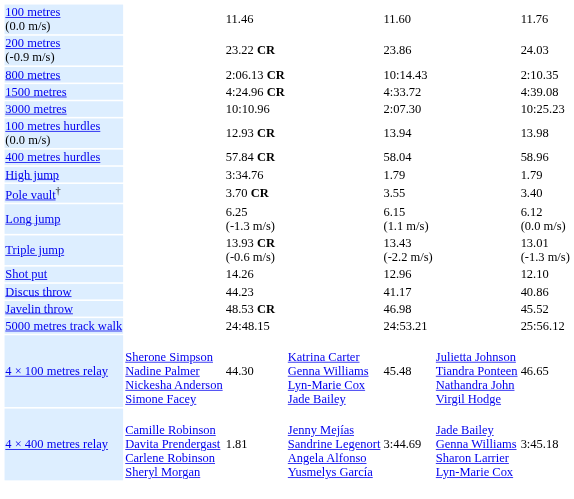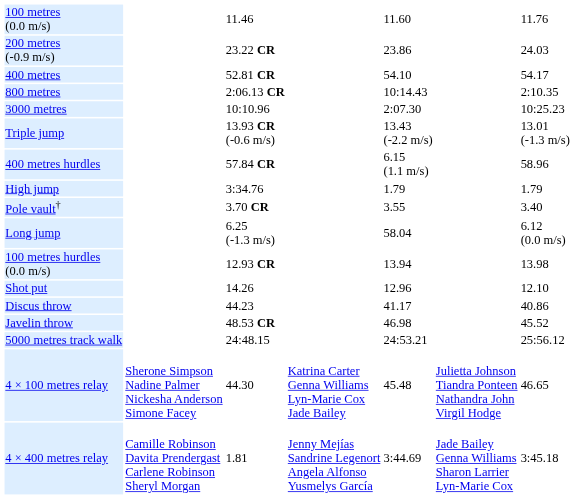+ row: (33, 74)
- row: (36, 92)
rows swapped: (53, 133) <-> (35, 250)
(398, 157) 58.04 -> (406, 164) 6.15 (1.1 m/s)
(406, 219) 6.15 (1.1 m/s) -> (398, 233) 58.04
